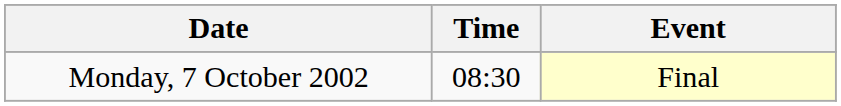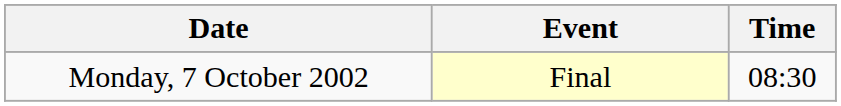columns swapped: (486, 28) <-> (688, 28)
